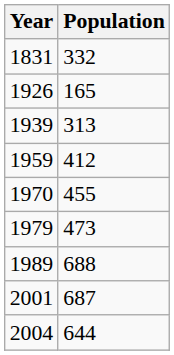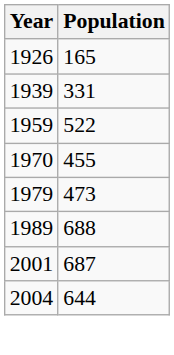- row: (31, 56)
(80, 125) 313 -> (80, 90) 331
(80, 159) 412 -> (80, 125) 522
